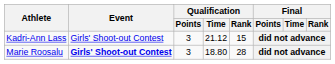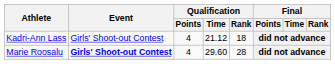(188, 39) 3 -> (188, 39) 4
(241, 39) 15 -> (241, 39) 18
(188, 52) 3 -> (188, 52) 4
(216, 52) 18.80 -> (216, 52) 29.60
